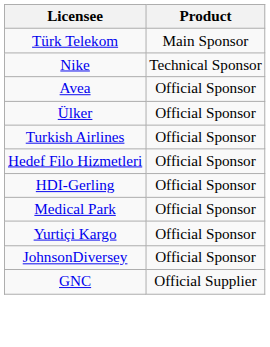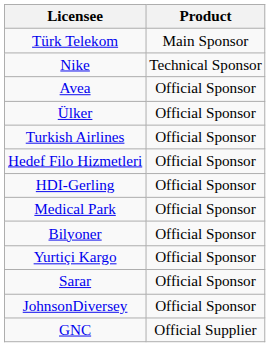+ row: (75, 233)
+ row: (75, 281)
